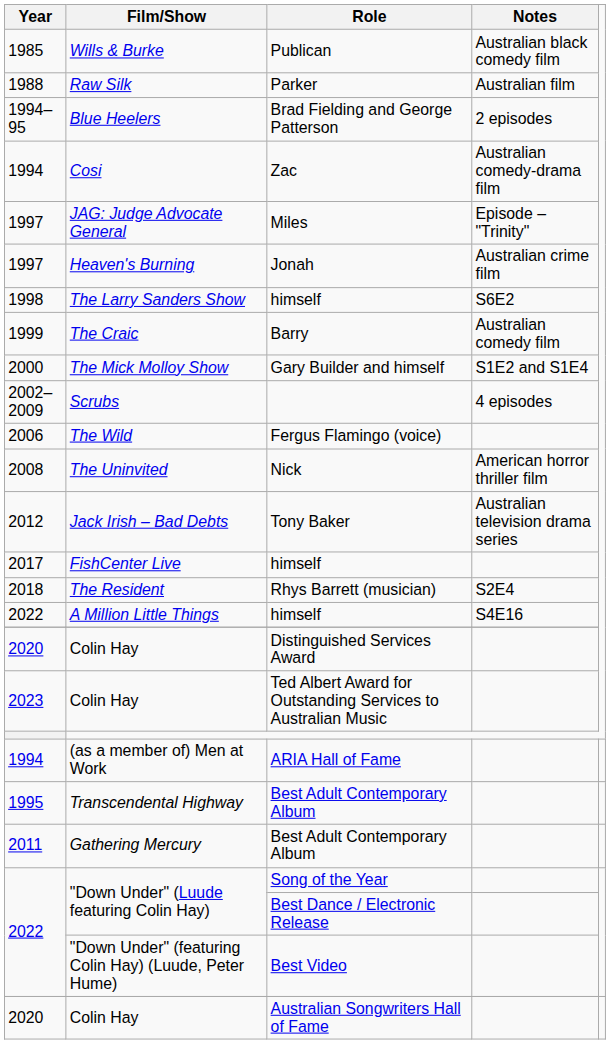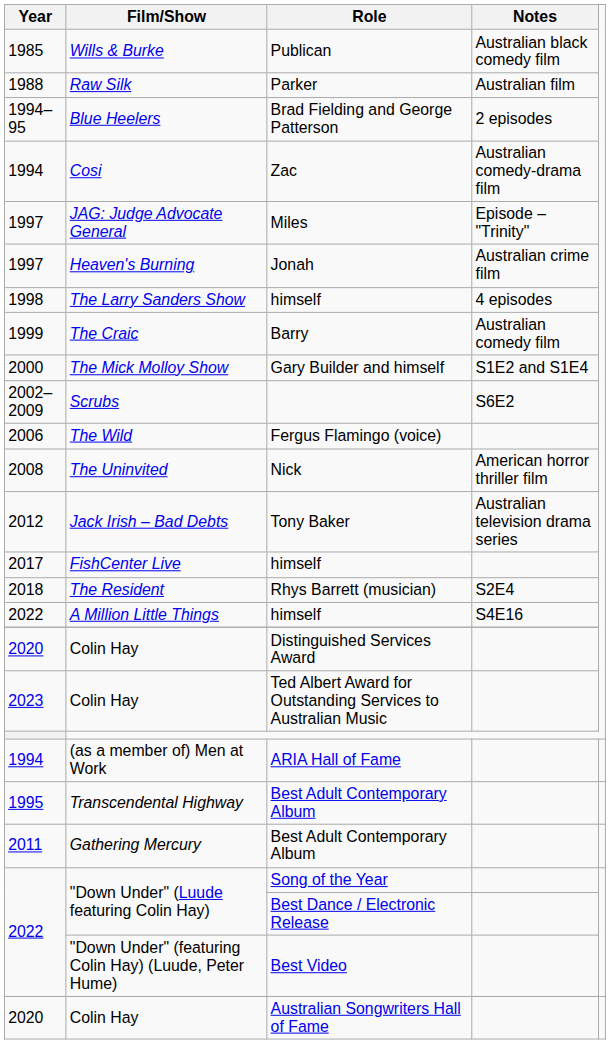(495, 299) S6E2 -> (514, 299) 4 episodes
(514, 401) 4 episodes -> (495, 401) S6E2
